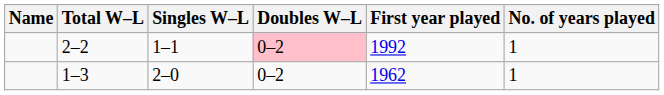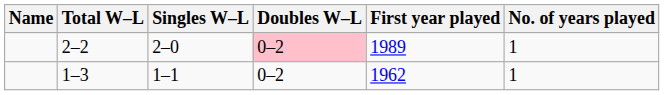(166, 47) 1–1 -> (166, 47) 2–0
(388, 47) 1992 -> (388, 47) 1989
(166, 75) 2–0 -> (166, 75) 1–1
